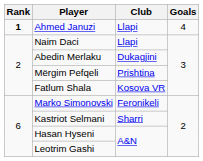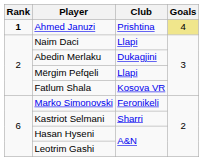(127, 27) Llapi -> (136, 27) Prishtina
(183, 27) no background -> (183, 27) khaki background
(136, 73) Prishtina -> (127, 73) Llapi
